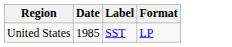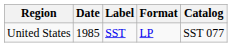+ column: (204, 13)
